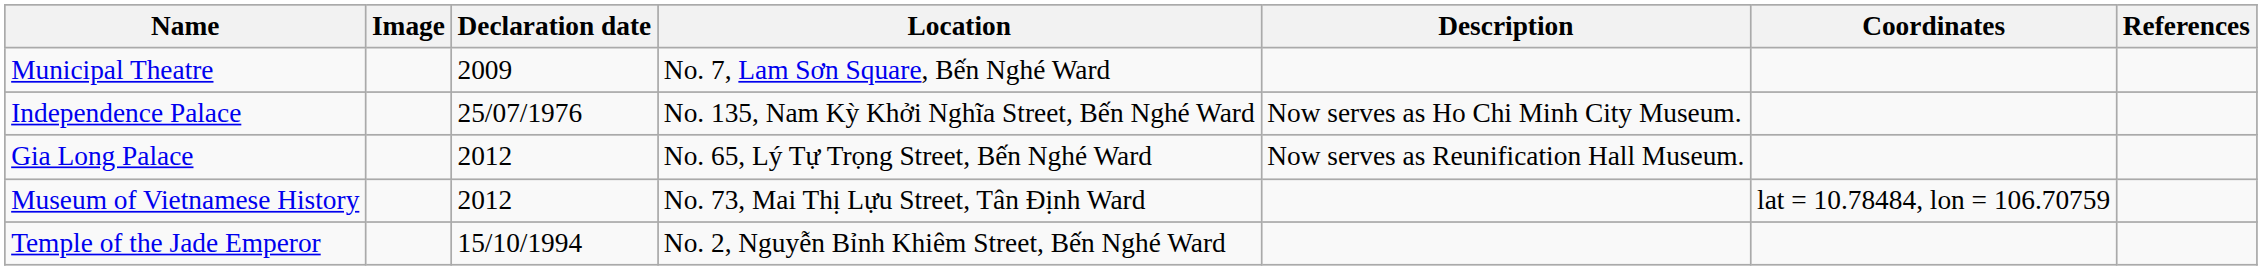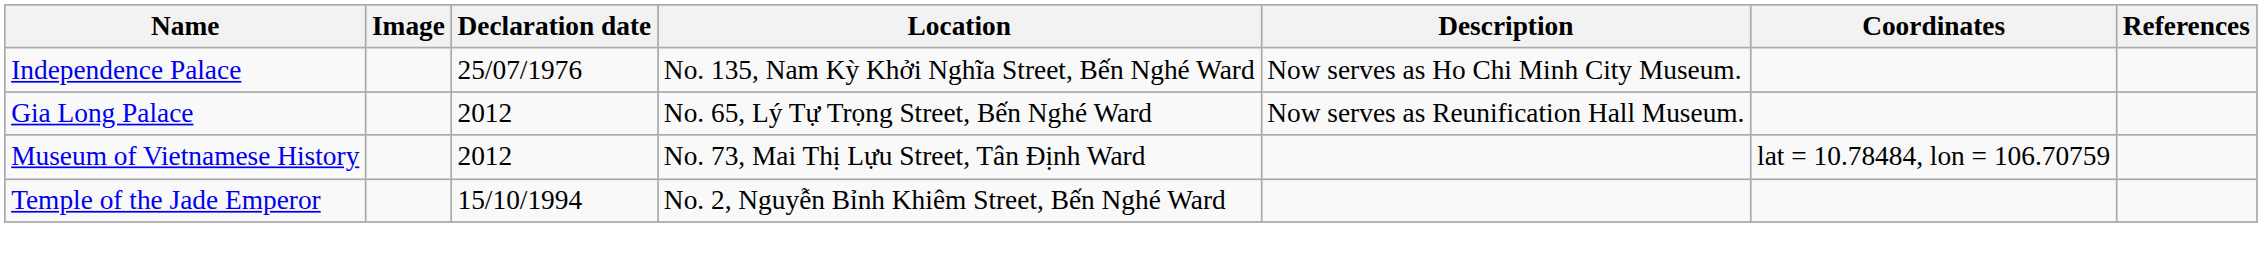- row: (112, 69)
